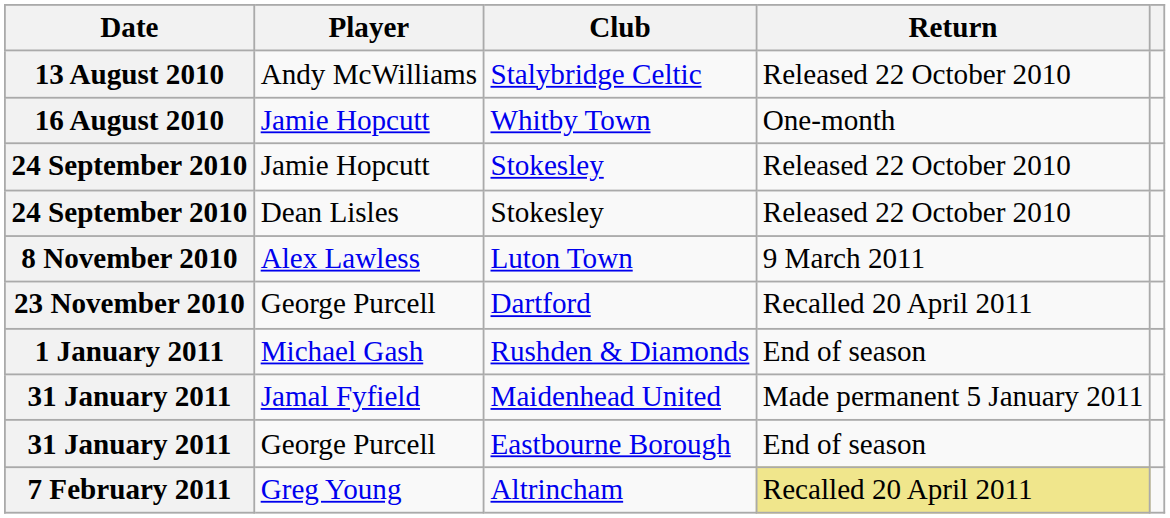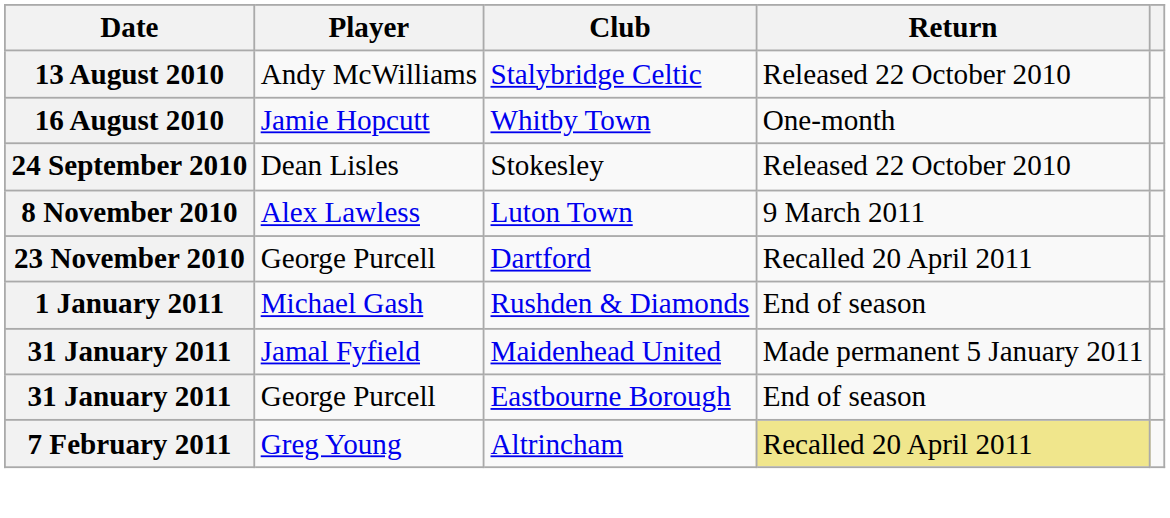- row: (345, 166)
